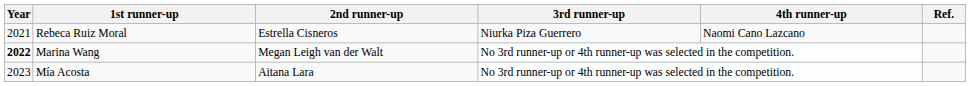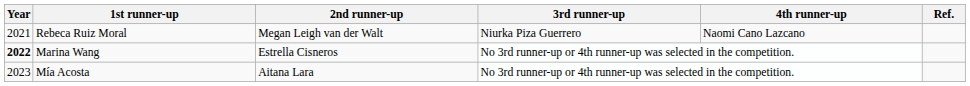(298, 33) Estrella Cisneros -> (321, 33) Megan Leigh van der Walt
(321, 52) Megan Leigh van der Walt -> (298, 52) Estrella Cisneros
